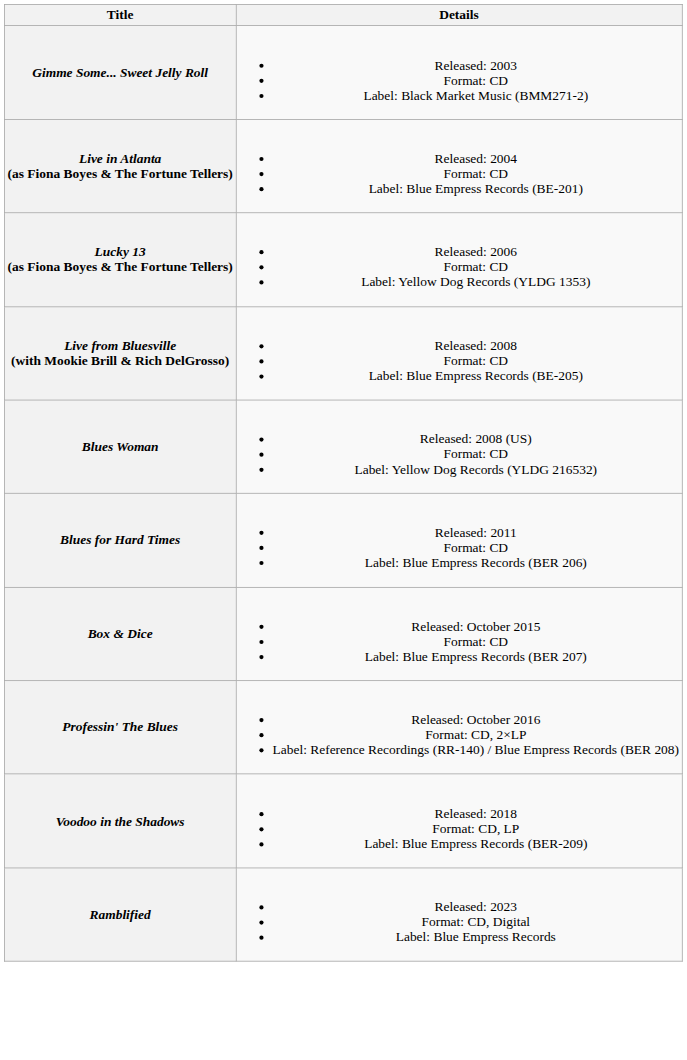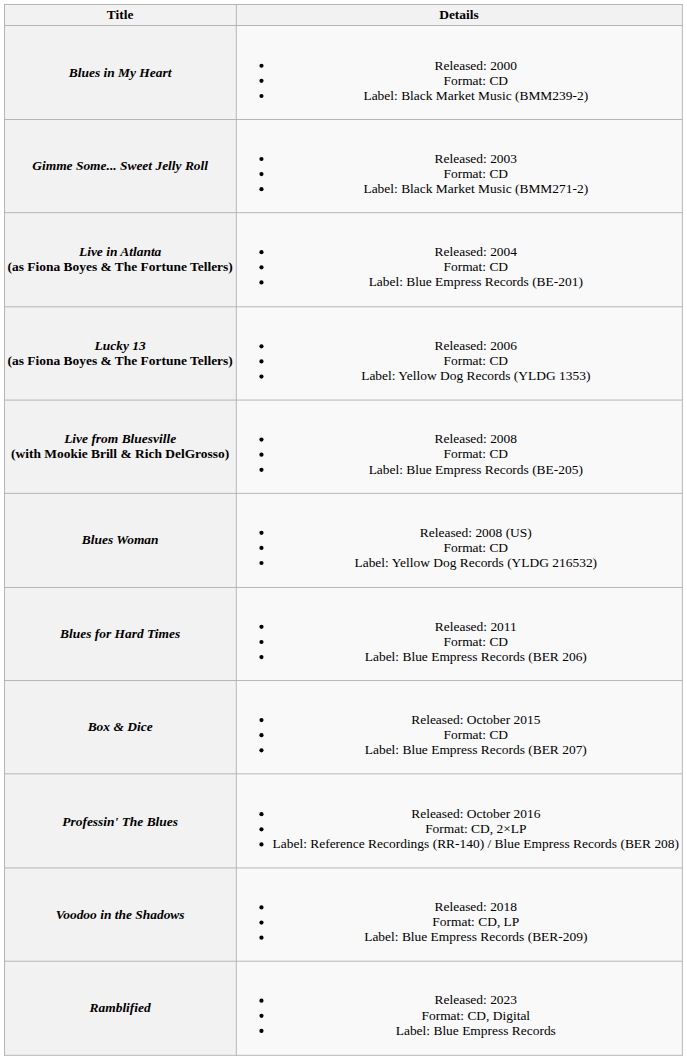+ row: (120, 72)
